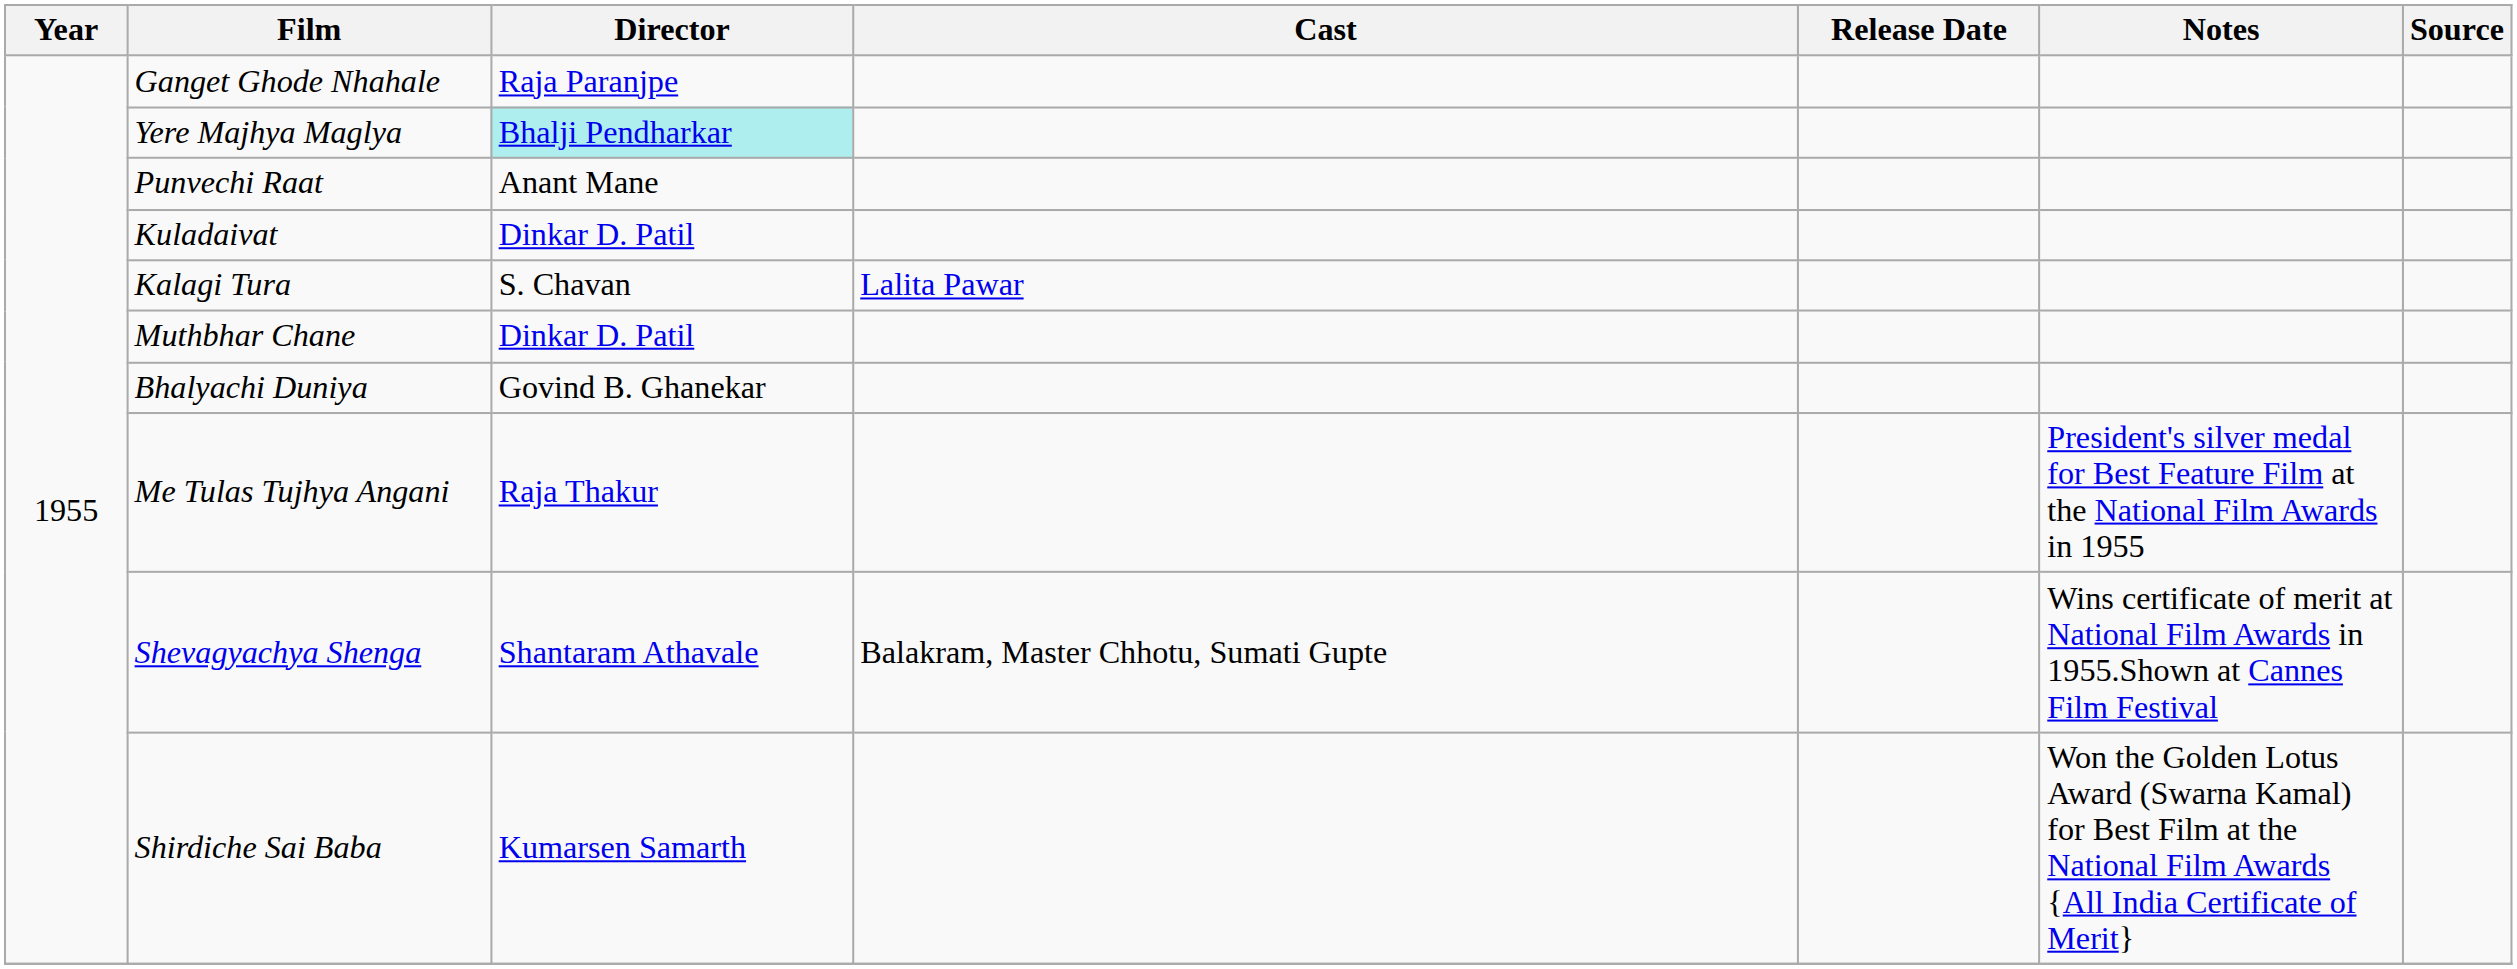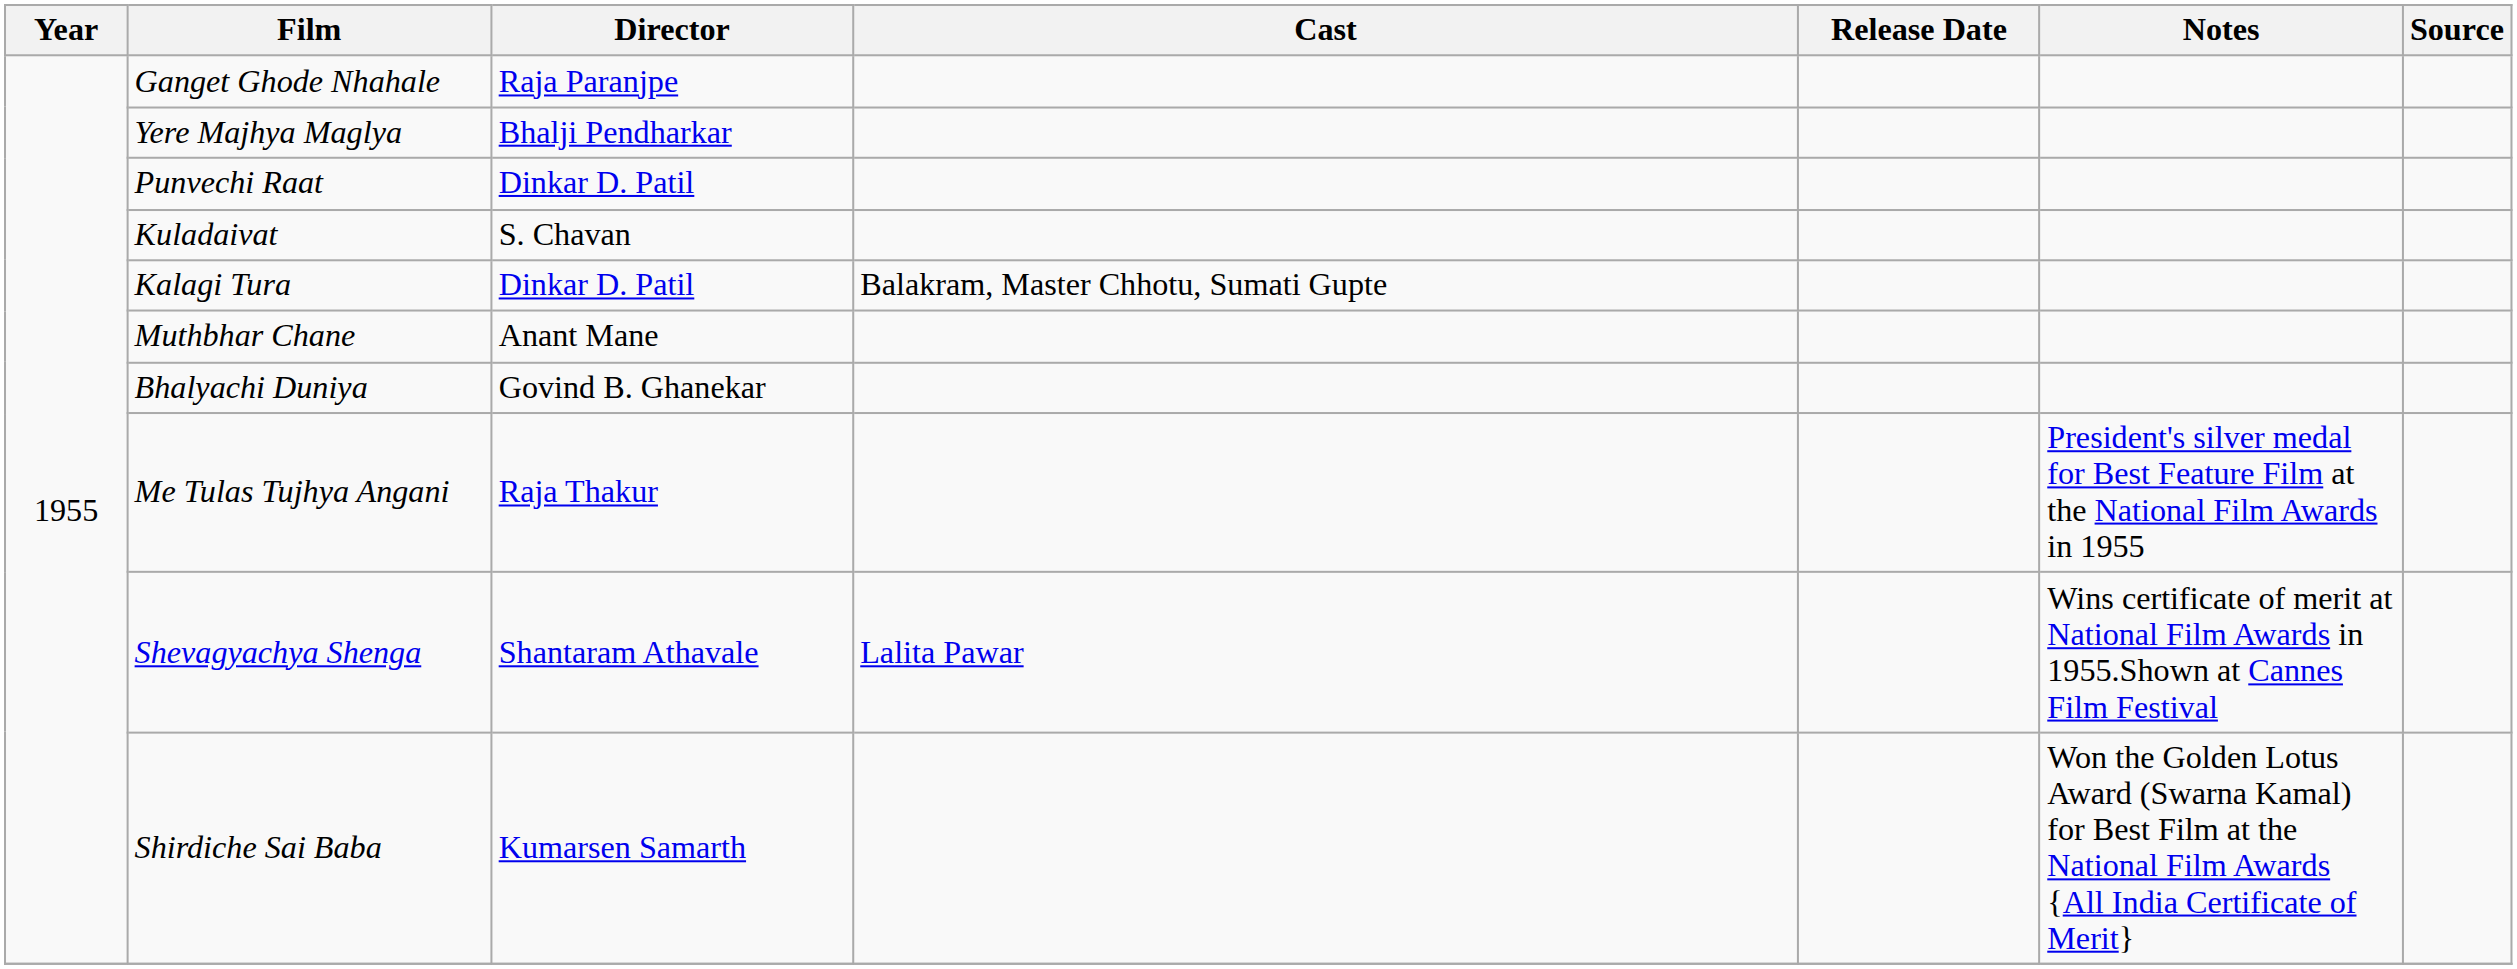(615, 132) paleturquoise background -> (615, 132) no background
(579, 183) Anant Mane -> (596, 183) Dinkar D. Patil
(596, 234) Dinkar D. Patil -> (565, 234) S. Chavan
(565, 285) S. Chavan -> (596, 285) Dinkar D. Patil
(942, 285) Lalita Pawar -> (1124, 285) Balakram, Master Chhotu, Sumati Gupte
(596, 336) Dinkar D. Patil -> (579, 336) Anant Mane
(1124, 651) Balakram, Master Chhotu, Sumati Gupte -> (942, 651) Lalita Pawar
